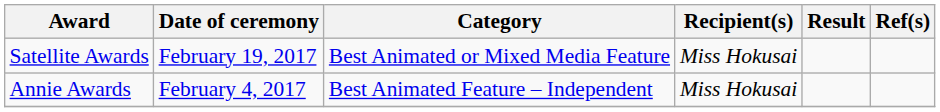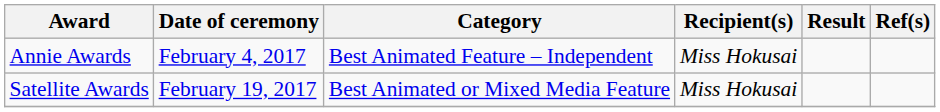rows swapped: (70, 89) <-> (79, 55)
